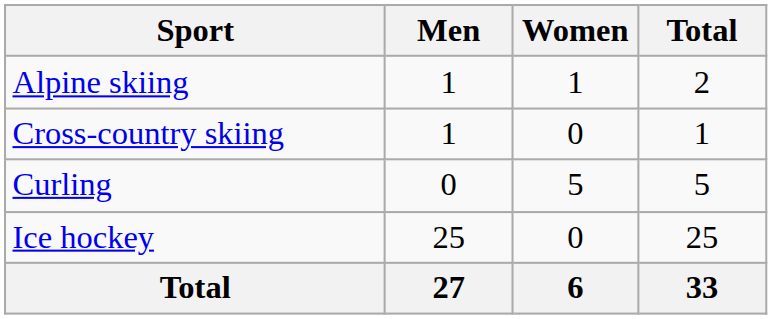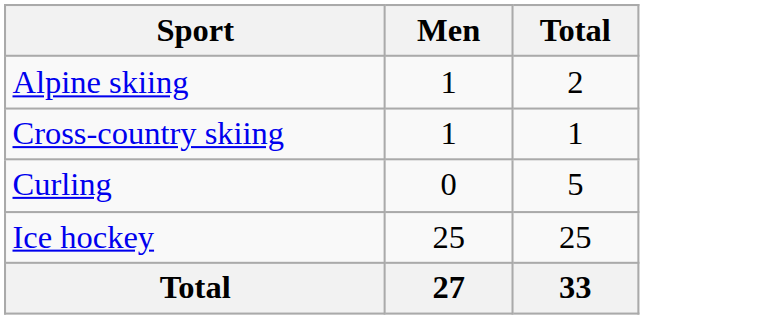- column: (575, 30)
